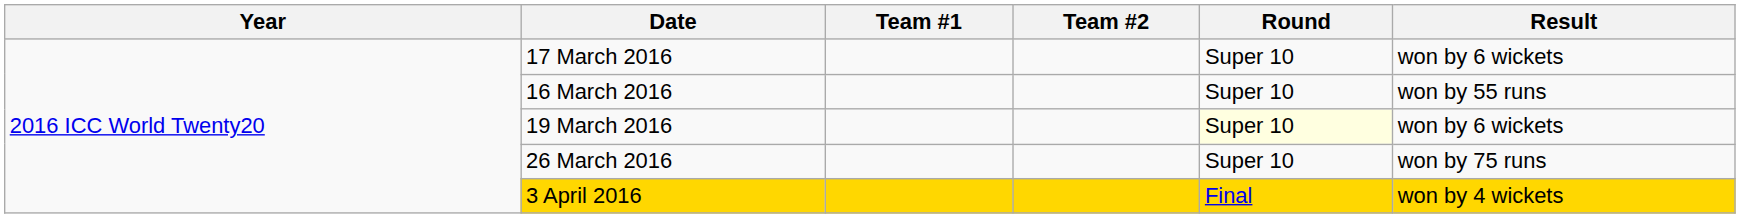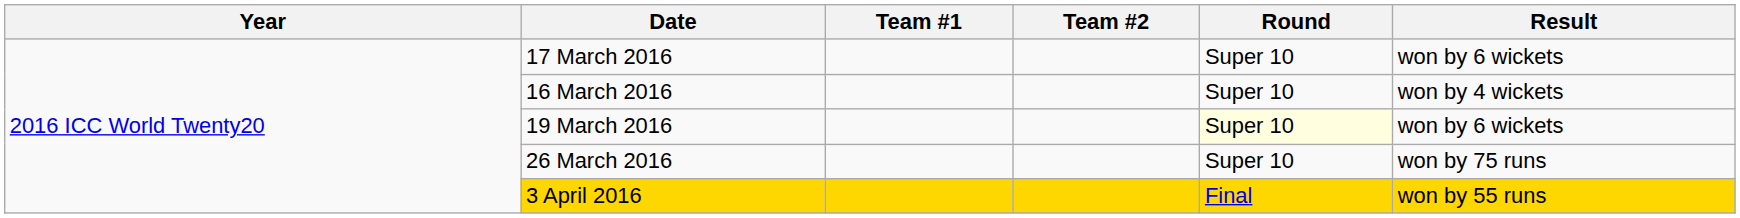(1472, 91) won by 55 runs -> (1481, 91) won by 4 wickets
(1481, 195) won by 4 wickets -> (1472, 195) won by 55 runs
